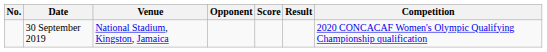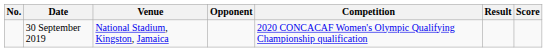columns swapped: (269, 12) <-> (428, 12)
